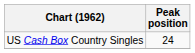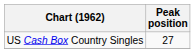(168, 40) 24 -> (168, 40) 27
